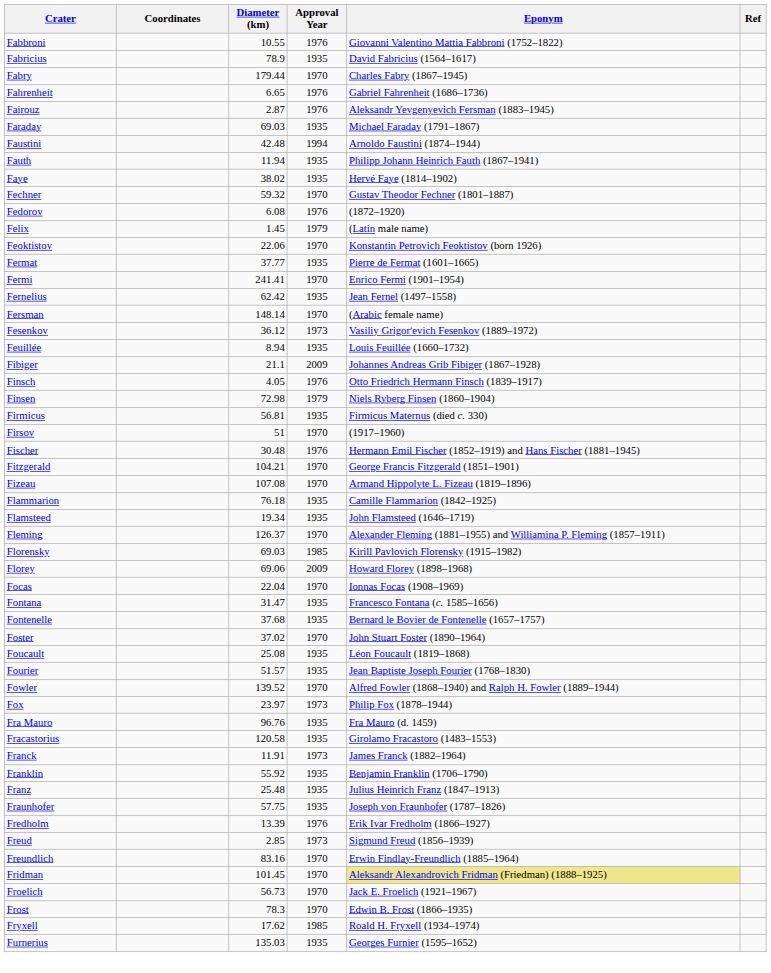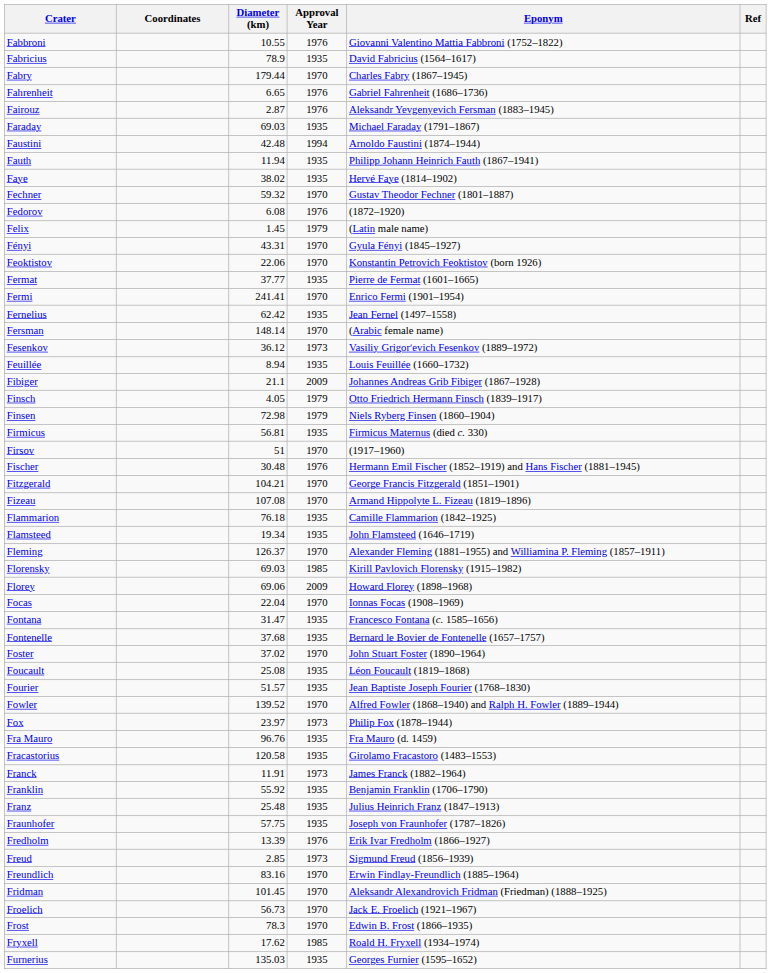+ row: (19, 246)
(317, 382) 1976 -> (317, 399) 1979
(478, 875) khaki background -> (478, 892) no background
